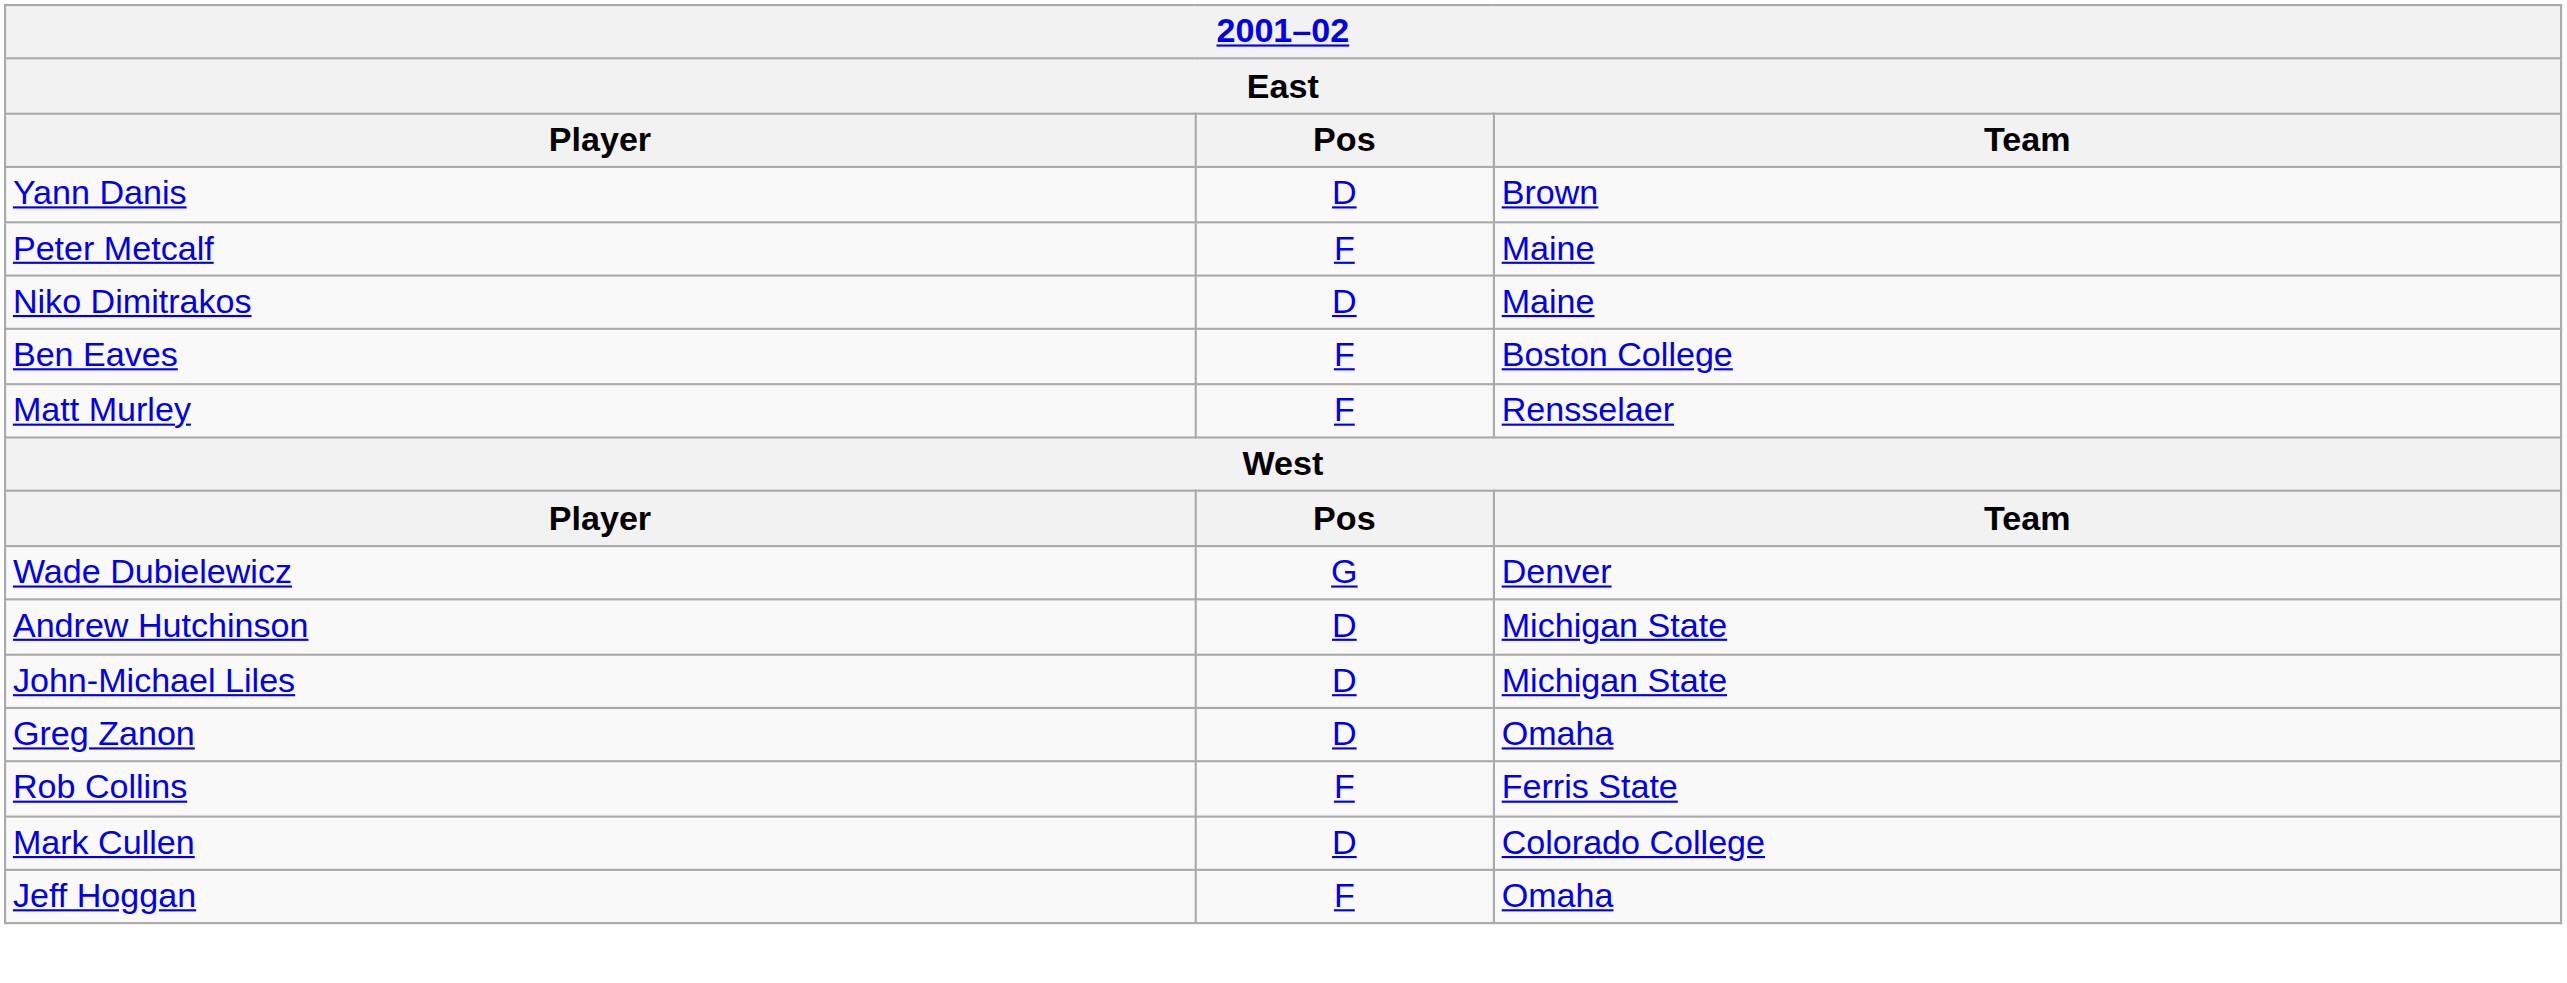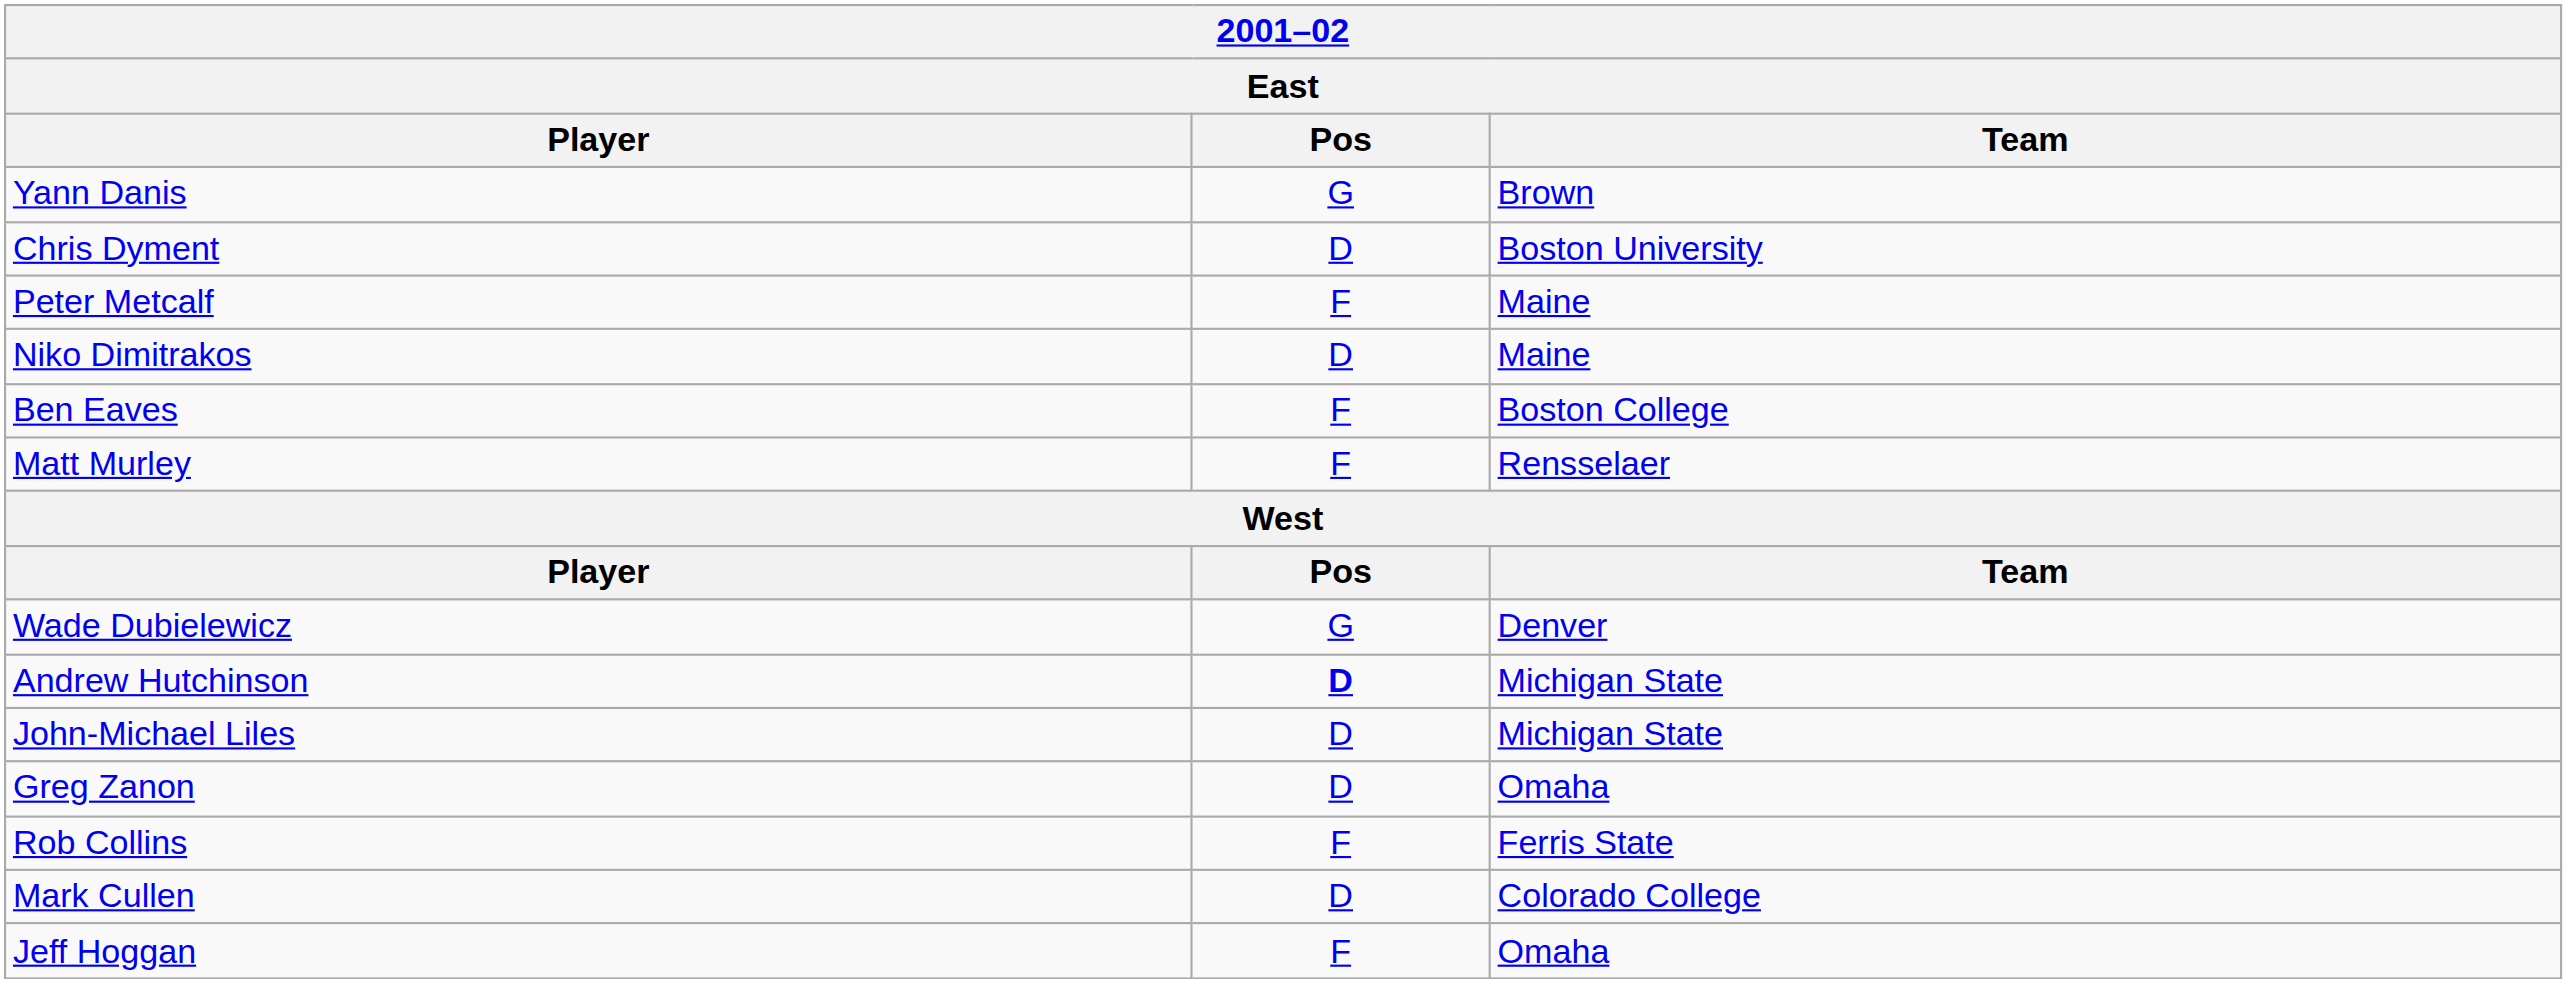(1344, 193) D -> (1341, 193) G
+ row: (116, 247)
(1344, 626) normal -> (1341, 680) bold
